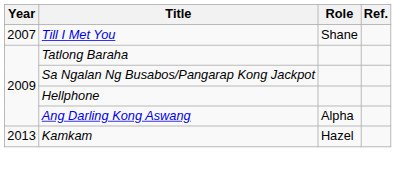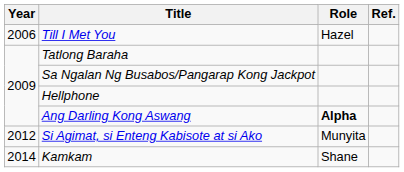(22, 34) 2007 -> (22, 34) 2006
(339, 34) Shane -> (337, 34) Hazel
(337, 116) normal -> (339, 116) bold
+ row: (152, 136)
(22, 136) 2013 -> (22, 156) 2014
(337, 136) Hazel -> (339, 156) Shane
